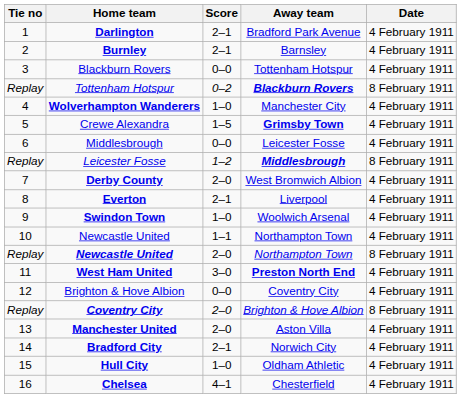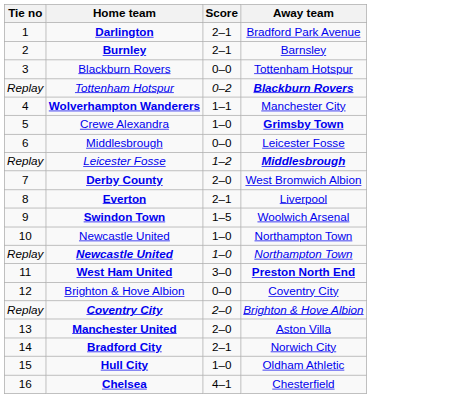- column: (411, 13)
(222, 106) 1–0 -> (222, 106) 1–1
(222, 124) 1–5 -> (222, 124) 1–0
(222, 217) 1–0 -> (222, 217) 1–5
(222, 236) 1–1 -> (222, 236) 1–0
(222, 254) 2–0 -> (222, 254) 1–0
